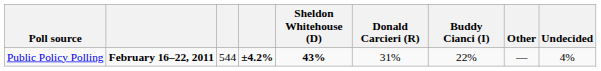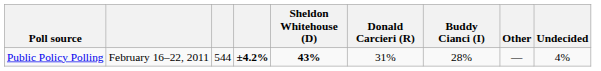(161, 57) bold -> (159, 57) normal
(466, 57) 22% -> (462, 57) 28%
